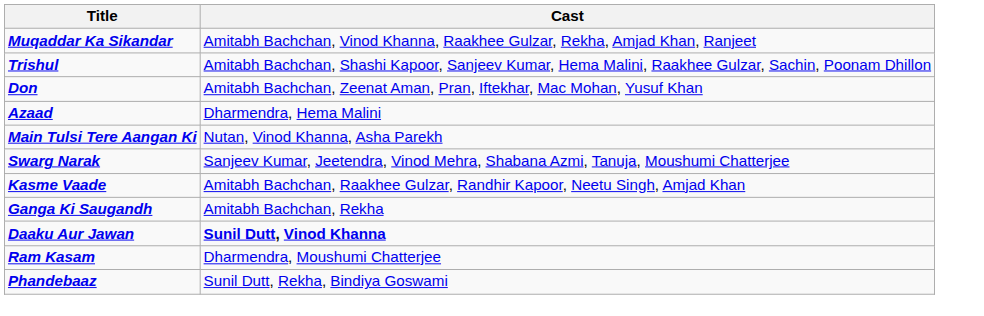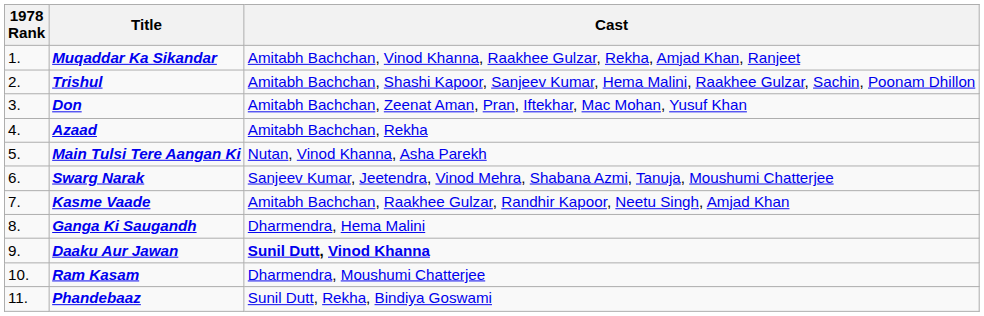+ column: (27, 25)
(292, 112) Dharmendra, Hema Malini -> (338, 130) Amitabh Bachchan, Rekha
(294, 209) Amitabh Bachchan, Rekha -> (336, 226) Dharmendra, Hema Malini
